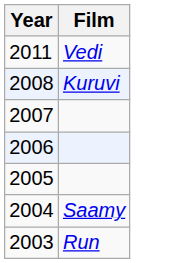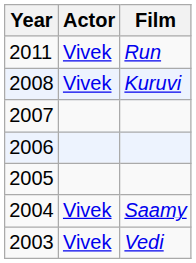+ column: (89, 20)
(83, 52) Vedi -> (143, 52) Run
(81, 242) Run -> (144, 242) Vedi
